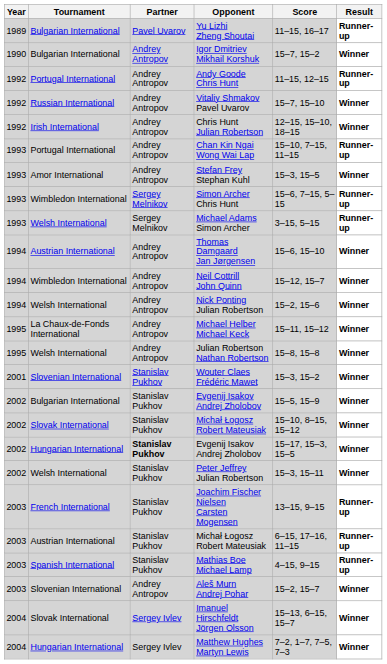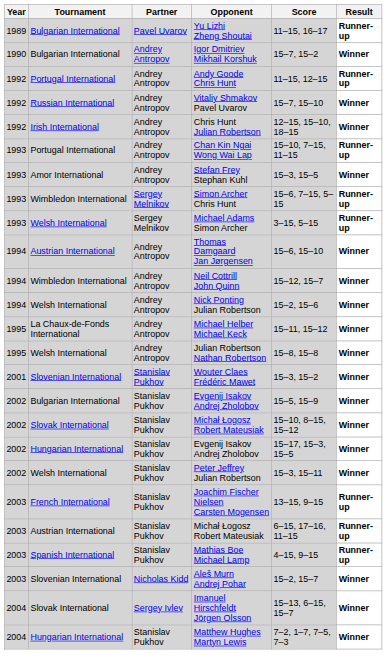(152, 449) bold -> (152, 449) normal
(150, 589) Andrey Antropov -> (161, 579) Nicholas Kidd
(157, 647) Sergey Ivlev -> (152, 637) Stanislav Pukhov
